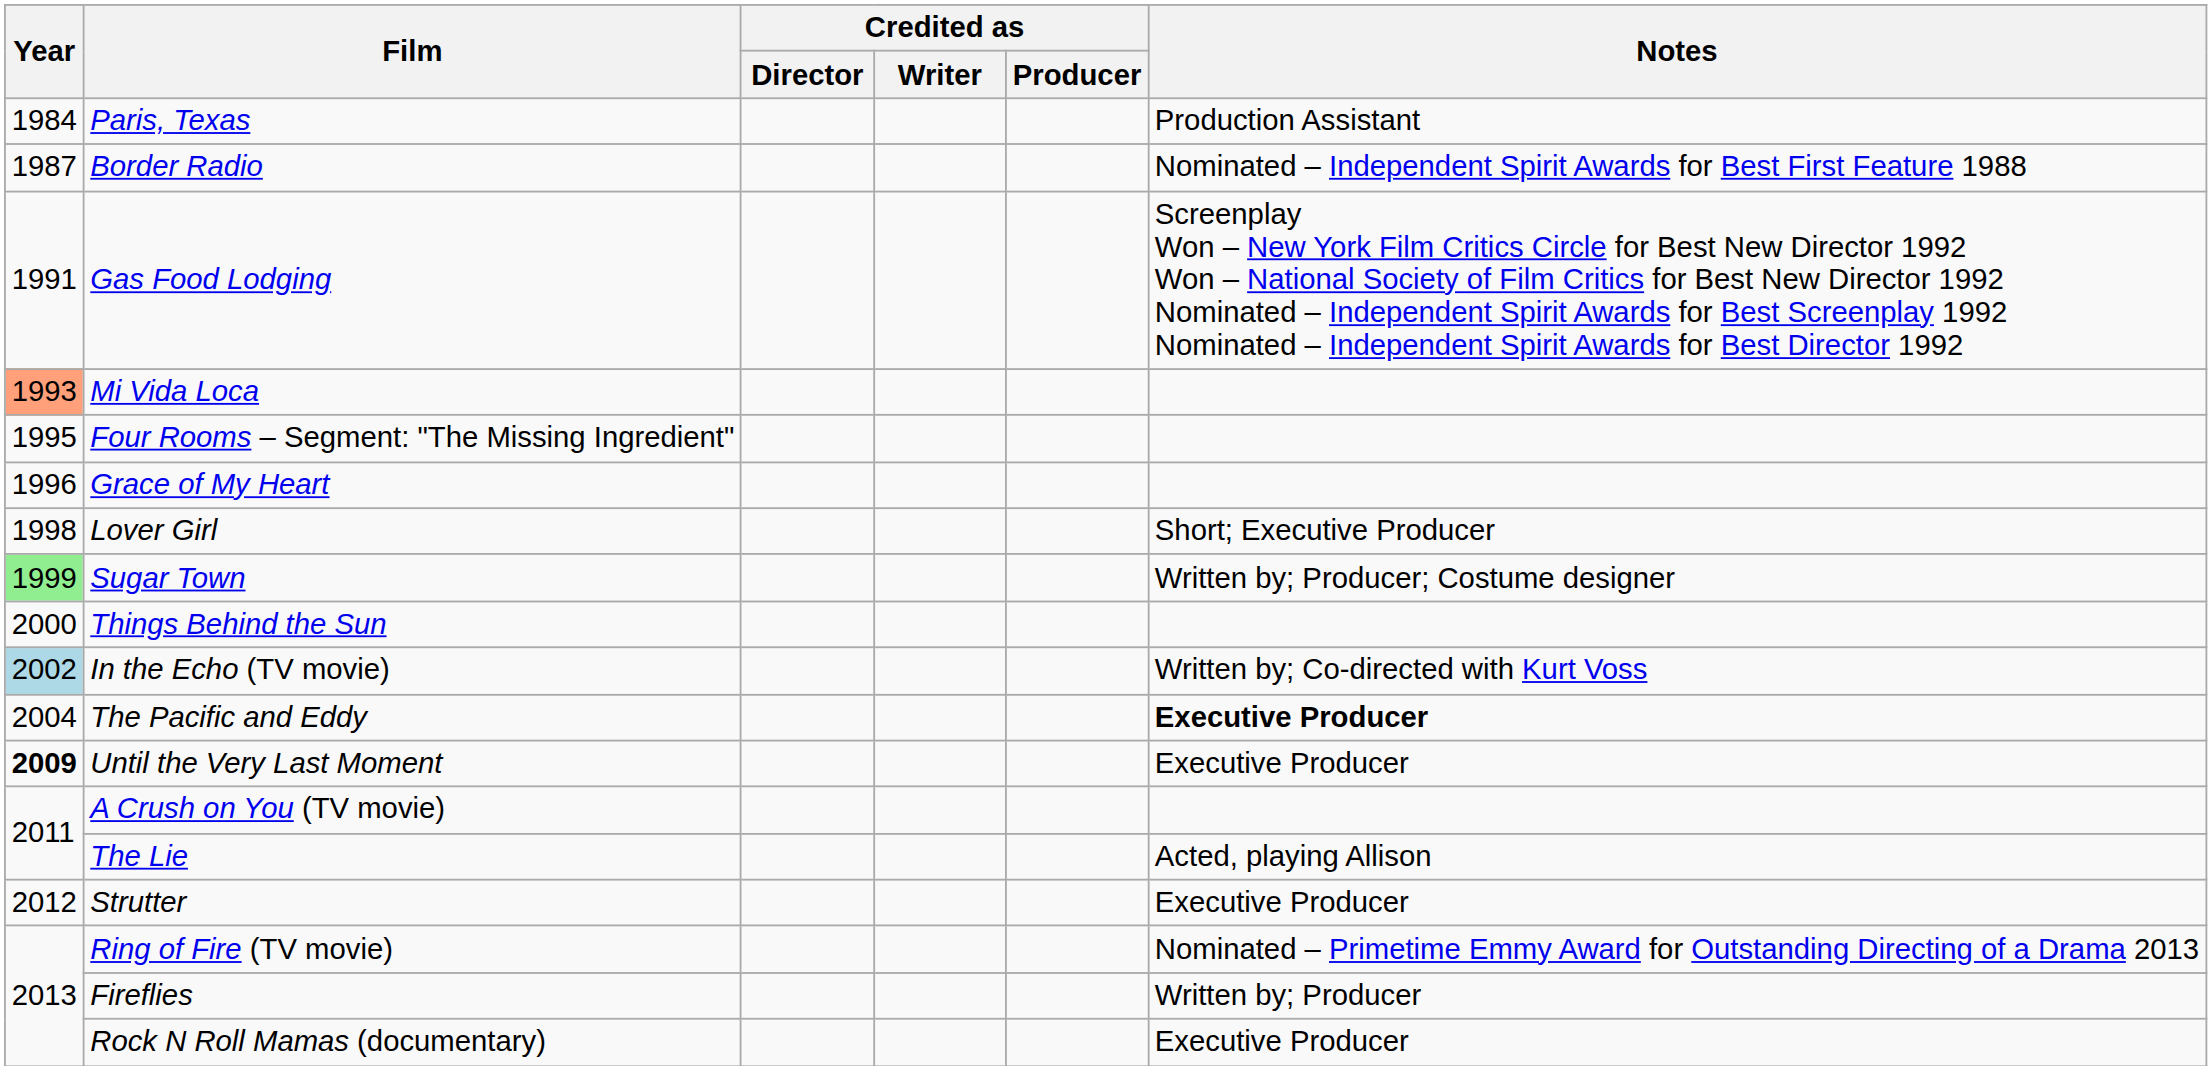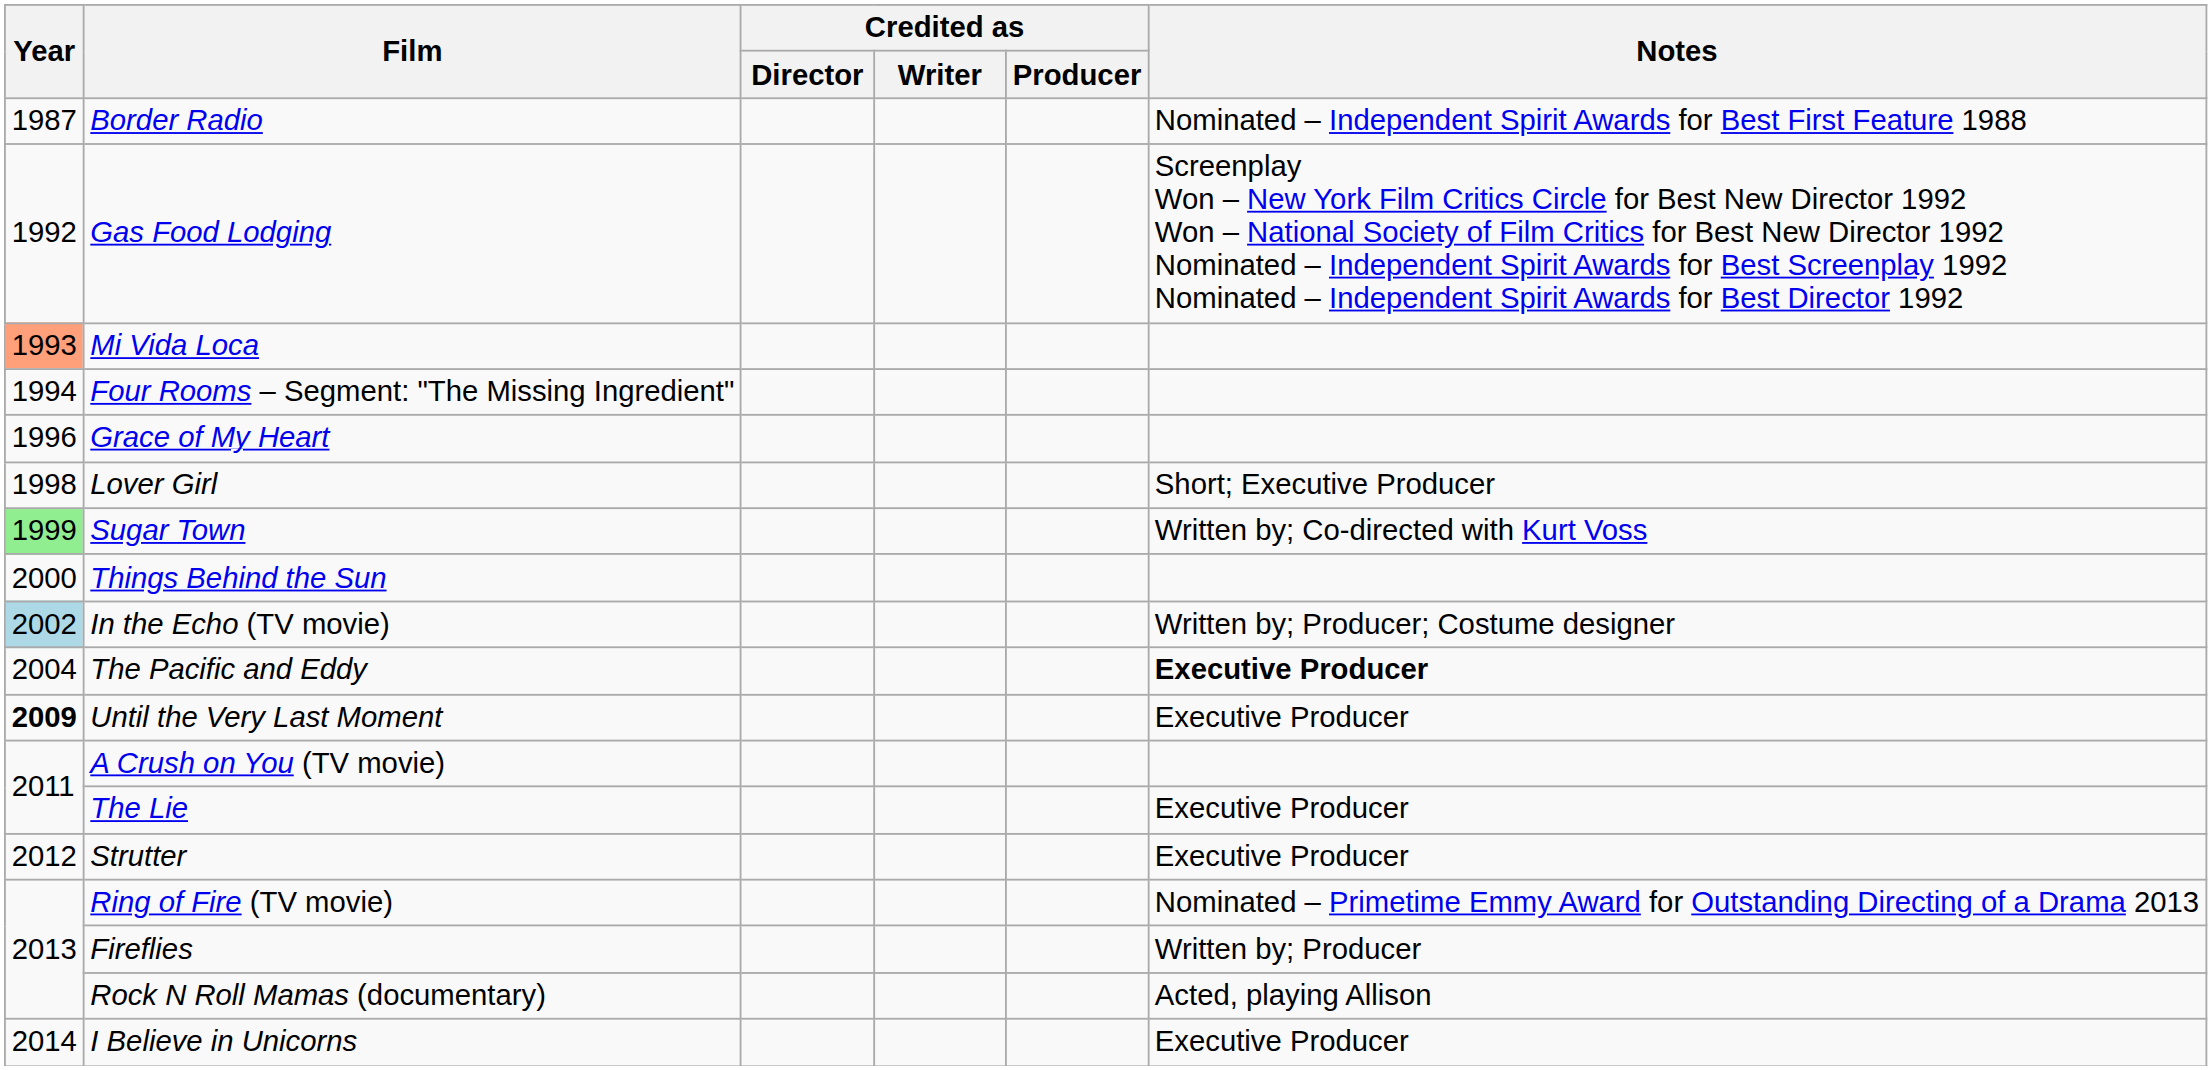- row: (170, 120)
(44, 279) 1991 -> (44, 232) 1992
(44, 438) 1995 -> (44, 391) 1994
(1415, 577) Written by; Producer; Costume designer -> (1401, 530) Written by; Co-directed with Kurt Voss
(1401, 670) Written by; Co-directed with Kurt Voss -> (1415, 623) Written by; Producer; Costume designer
(1293, 856) Acted, playing Allison -> (1282, 809) Executive Producer
(1282, 1041) Executive Producer -> (1293, 995) Acted, playing Allison
+ row: (224, 1041)
